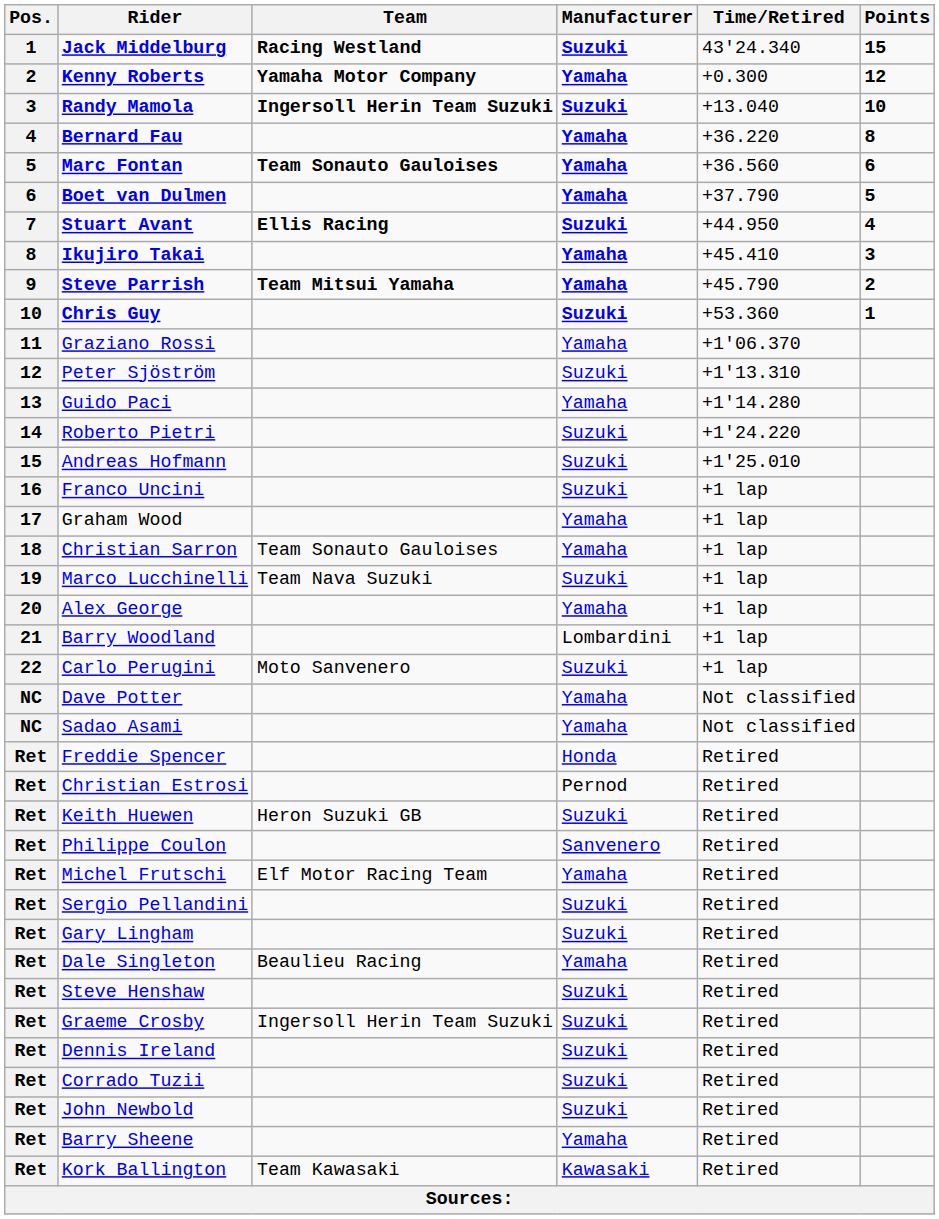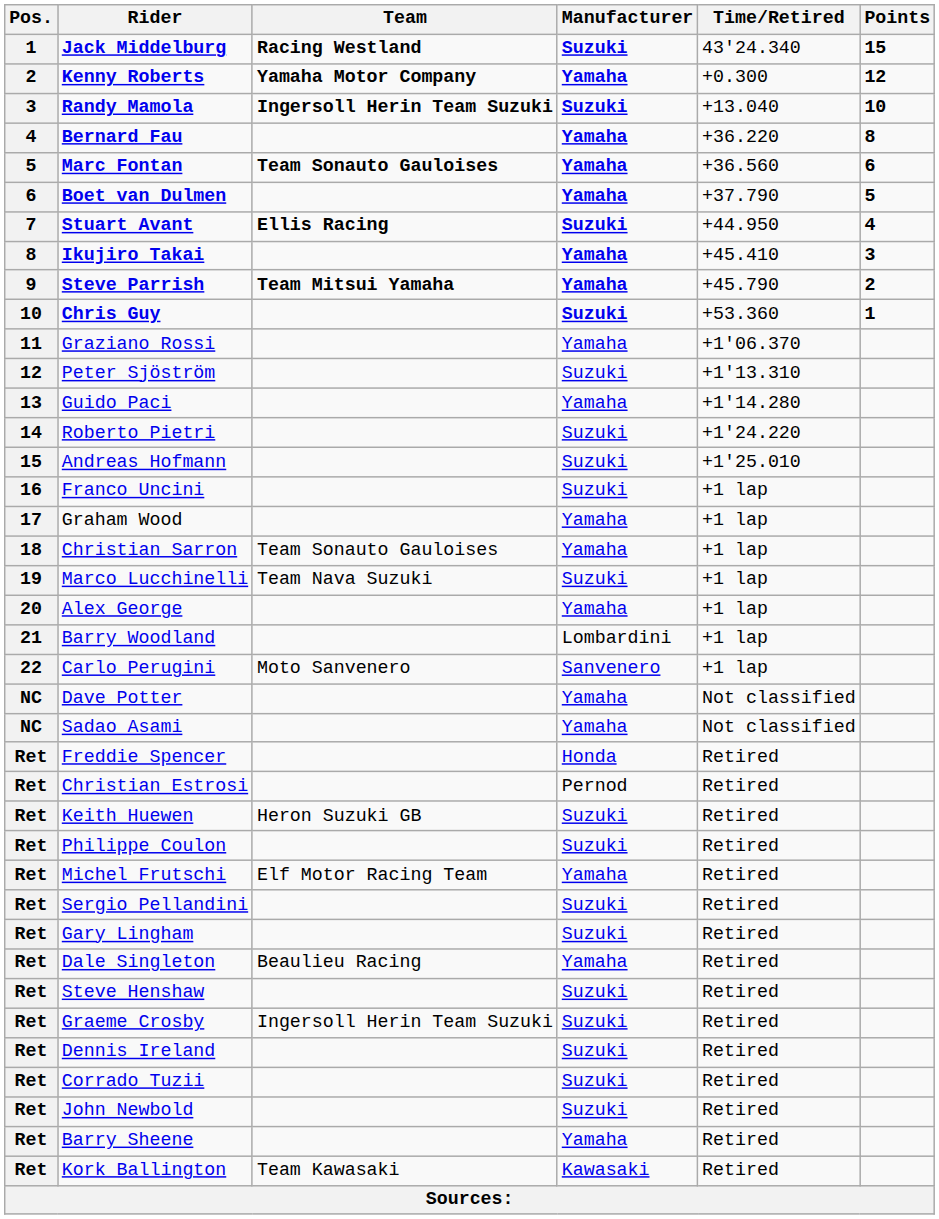(595, 669) Suzuki -> (611, 669) Sanvenero
(611, 846) Sanvenero -> (595, 846) Suzuki
